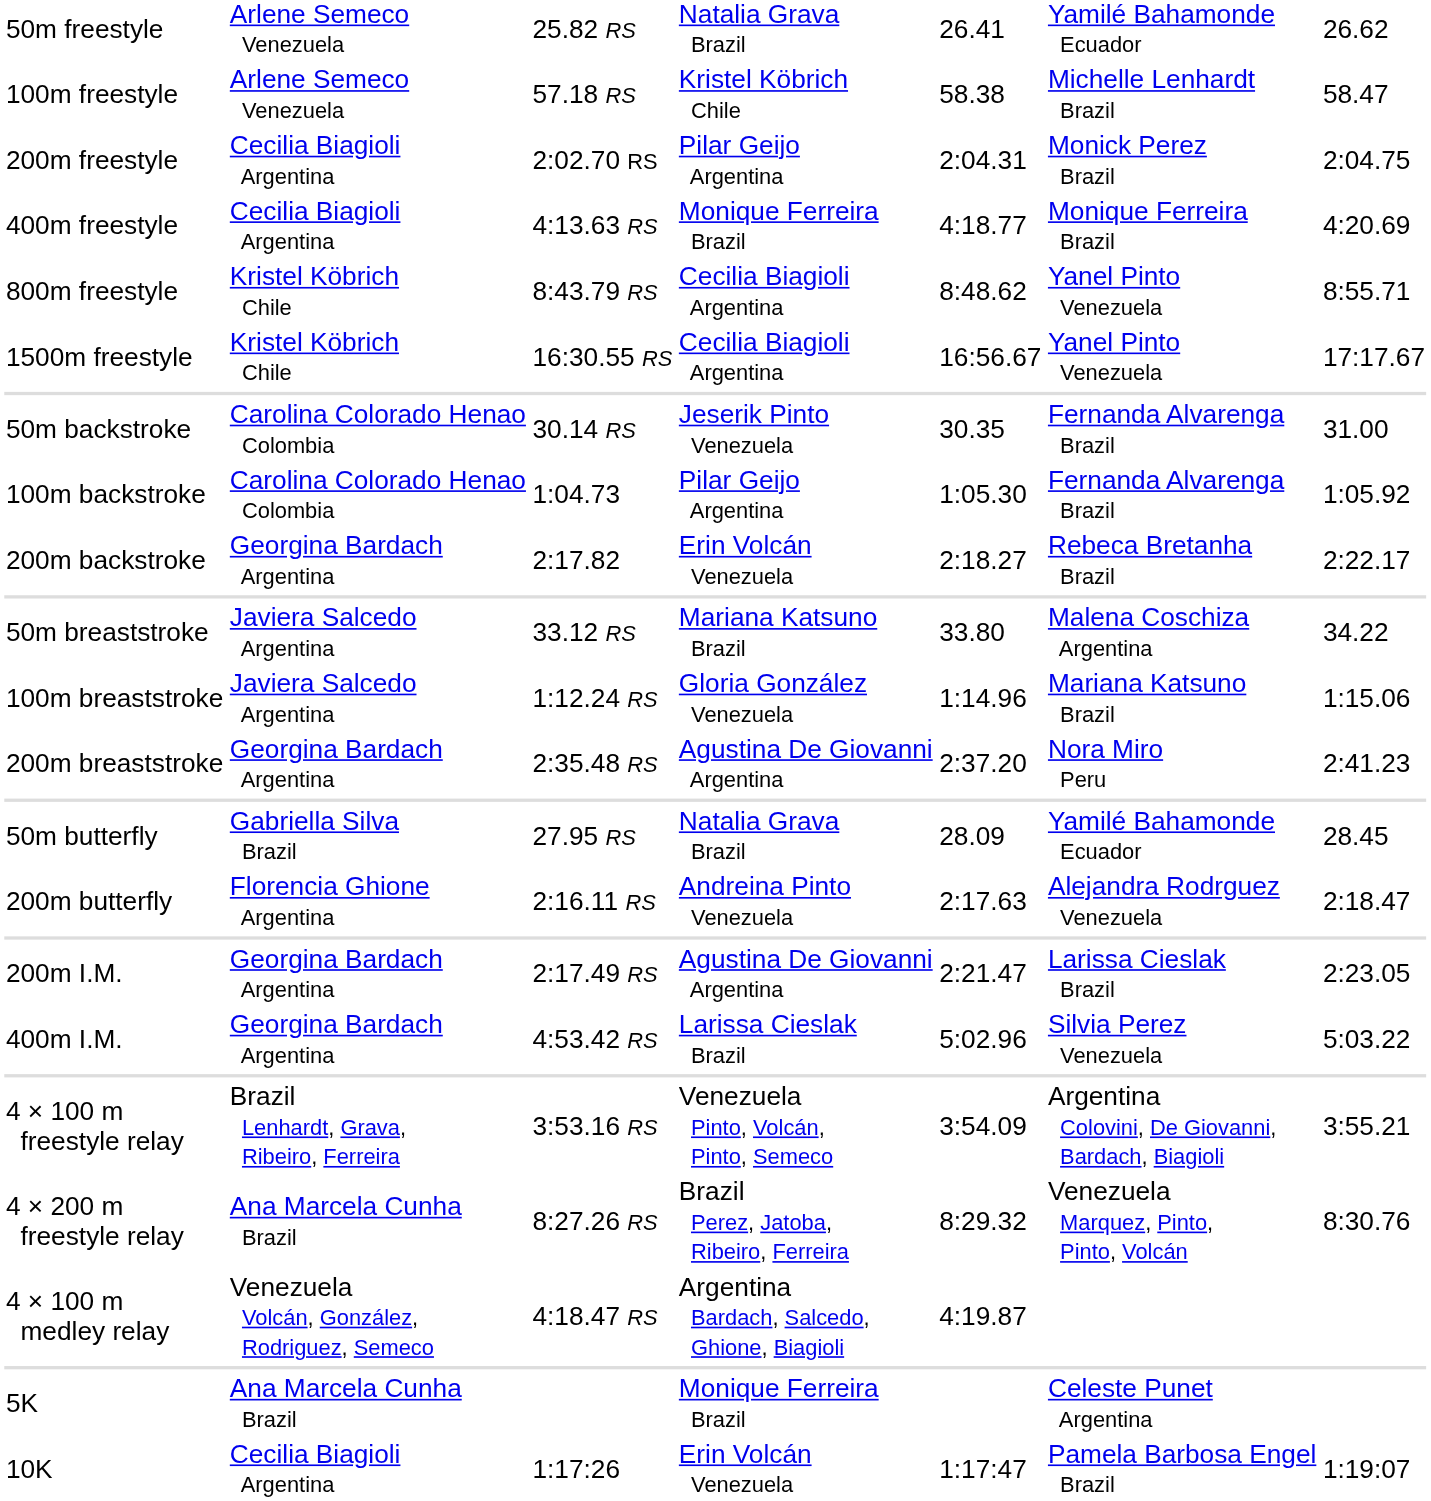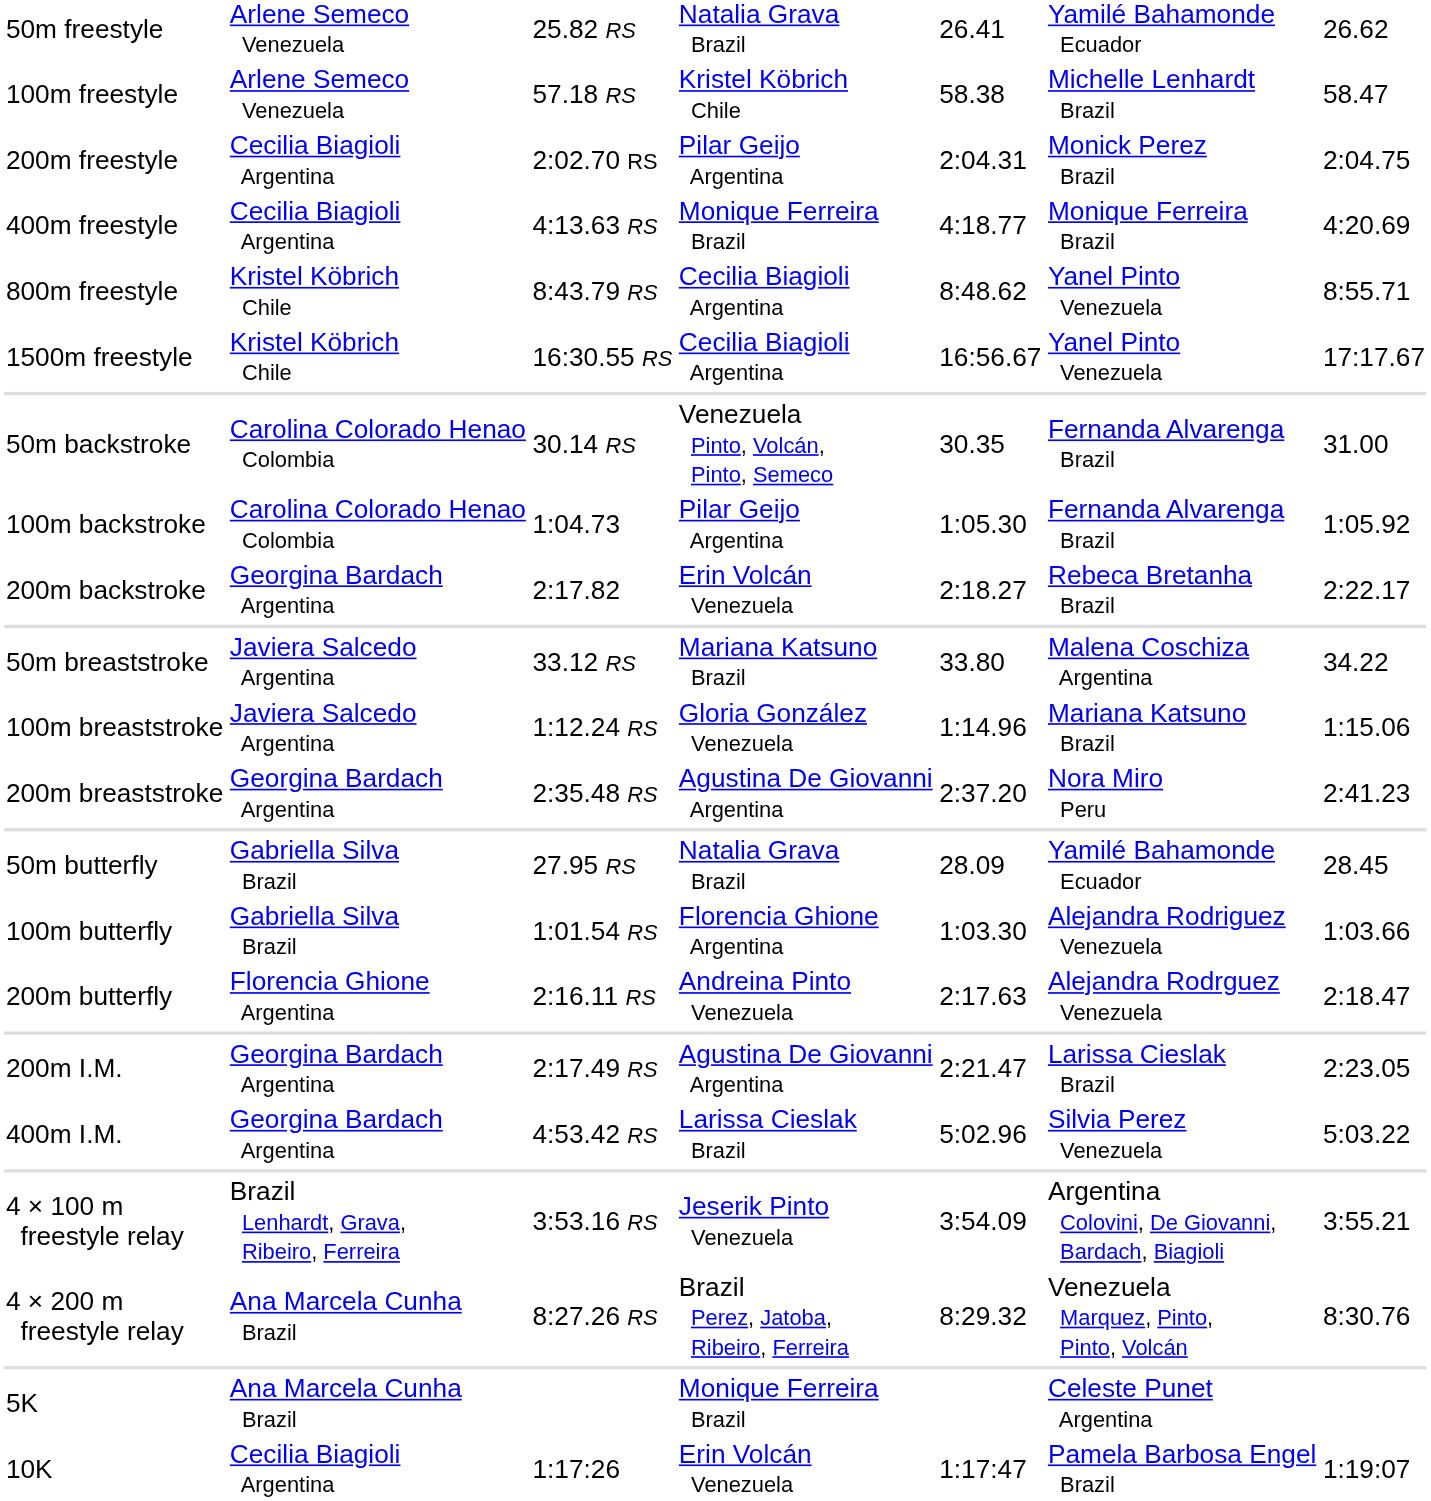(754, 429) Jeserik Pinto Venezuela -> (756, 444) Venezuela Pinto, Volcán, Pinto, Semeco
+ row: (89, 931)
(756, 1126) Venezuela Pinto, Volcán, Pinto, Semeco -> (754, 1221) Jeserik Pinto Venezuela
- row: (88, 1316)
